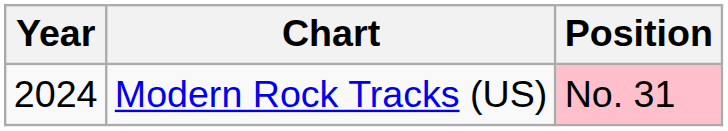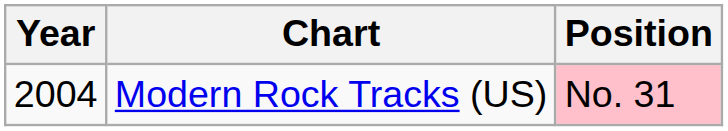(56, 93) 2024 -> (56, 93) 2004
